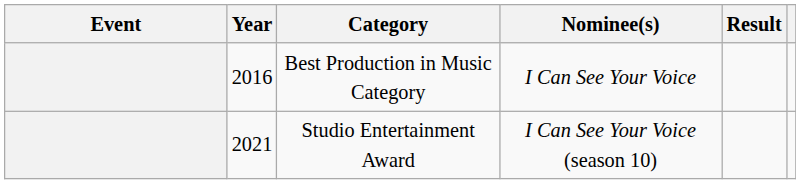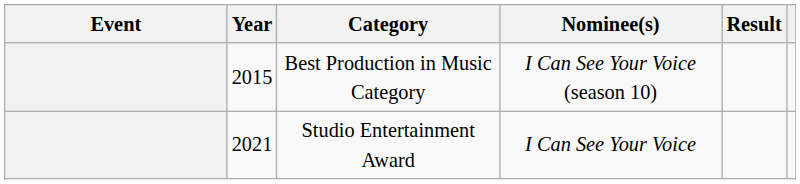(252, 77) 2016 -> (252, 77) 2015
(611, 77) I Can See Your Voice -> (611, 77) I Can See Your Voice (season 10)
(611, 145) I Can See Your Voice (season 10) -> (611, 145) I Can See Your Voice
